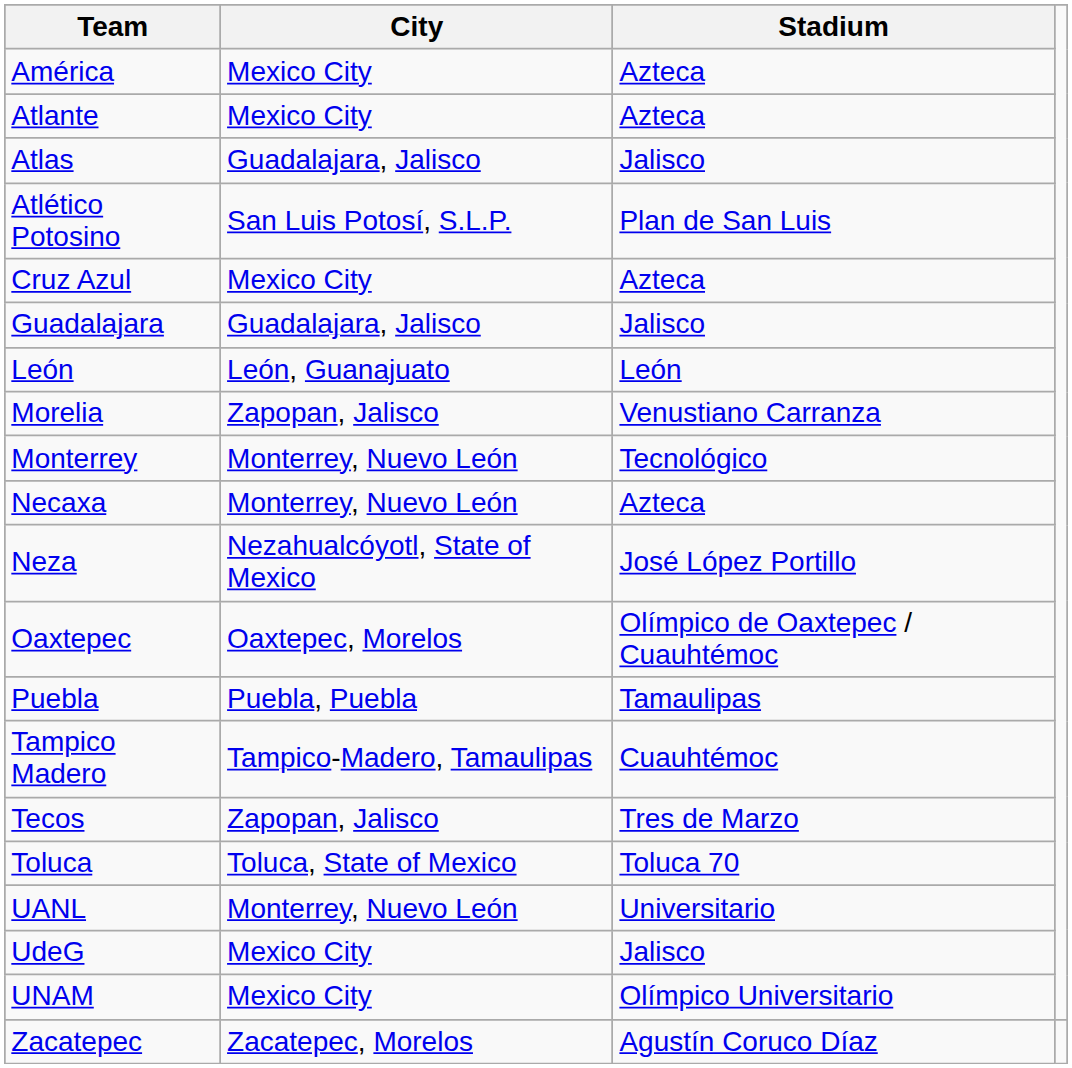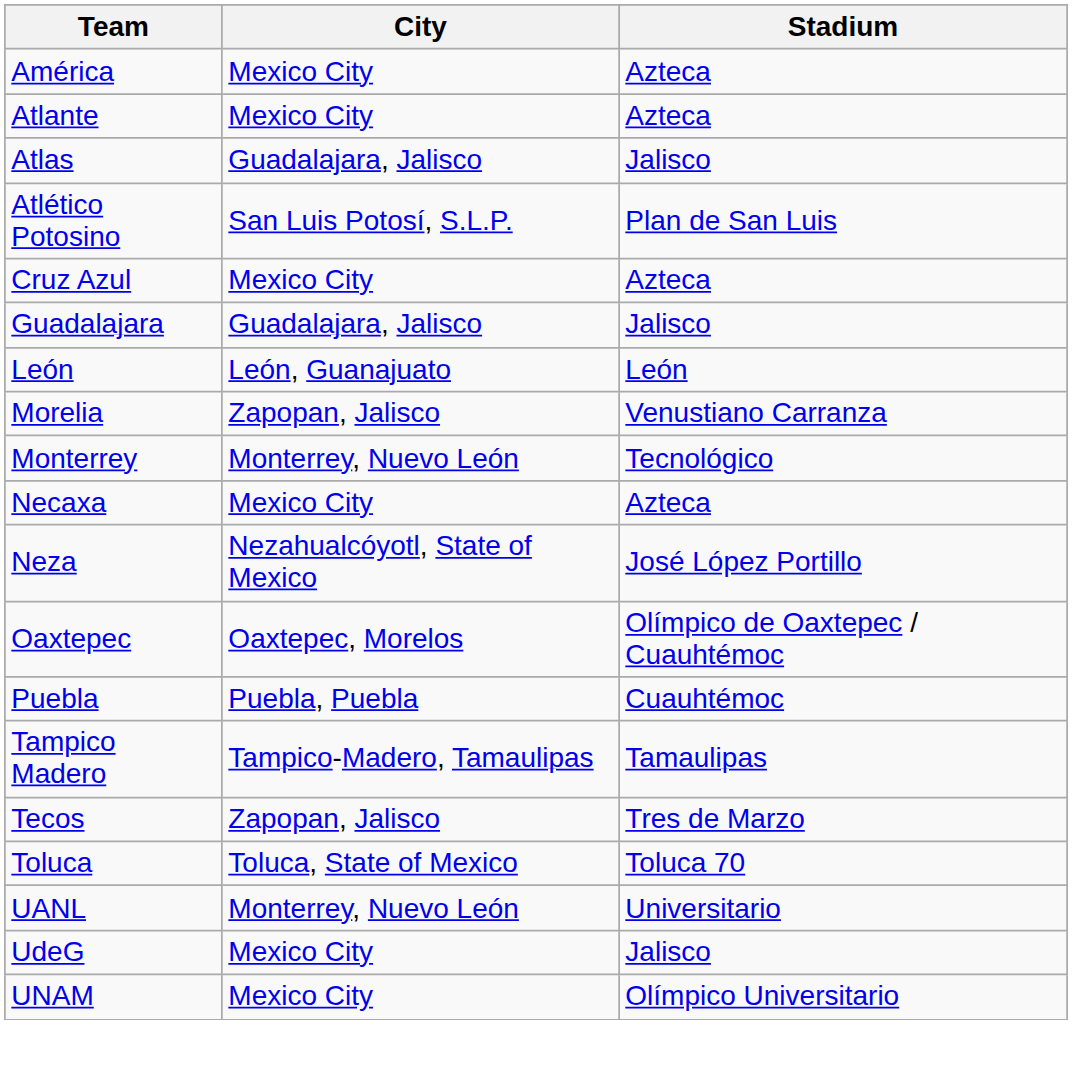(372, 502) Monterrey, Nuevo León -> (301, 502) Mexico City
(690, 698) Tamaulipas -> (705, 698) Cuauhtémoc
(699, 758) Cuauhtémoc -> (696, 758) Tamaulipas
- row: (77, 1040)
